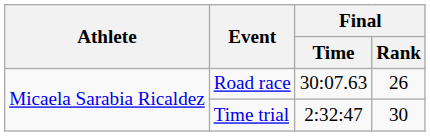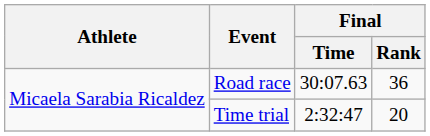(399, 83) 26 -> (399, 83) 36
(399, 115) 30 -> (399, 115) 20
